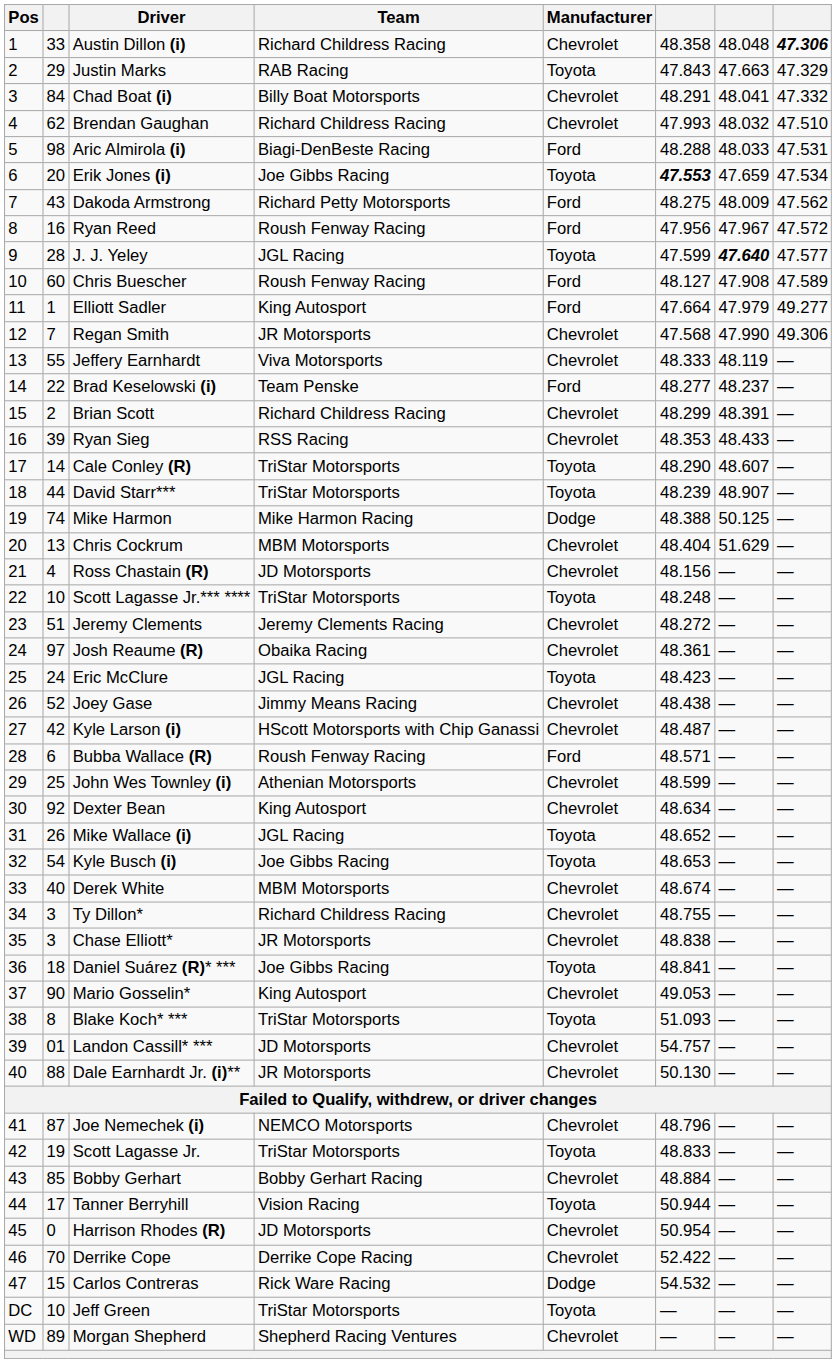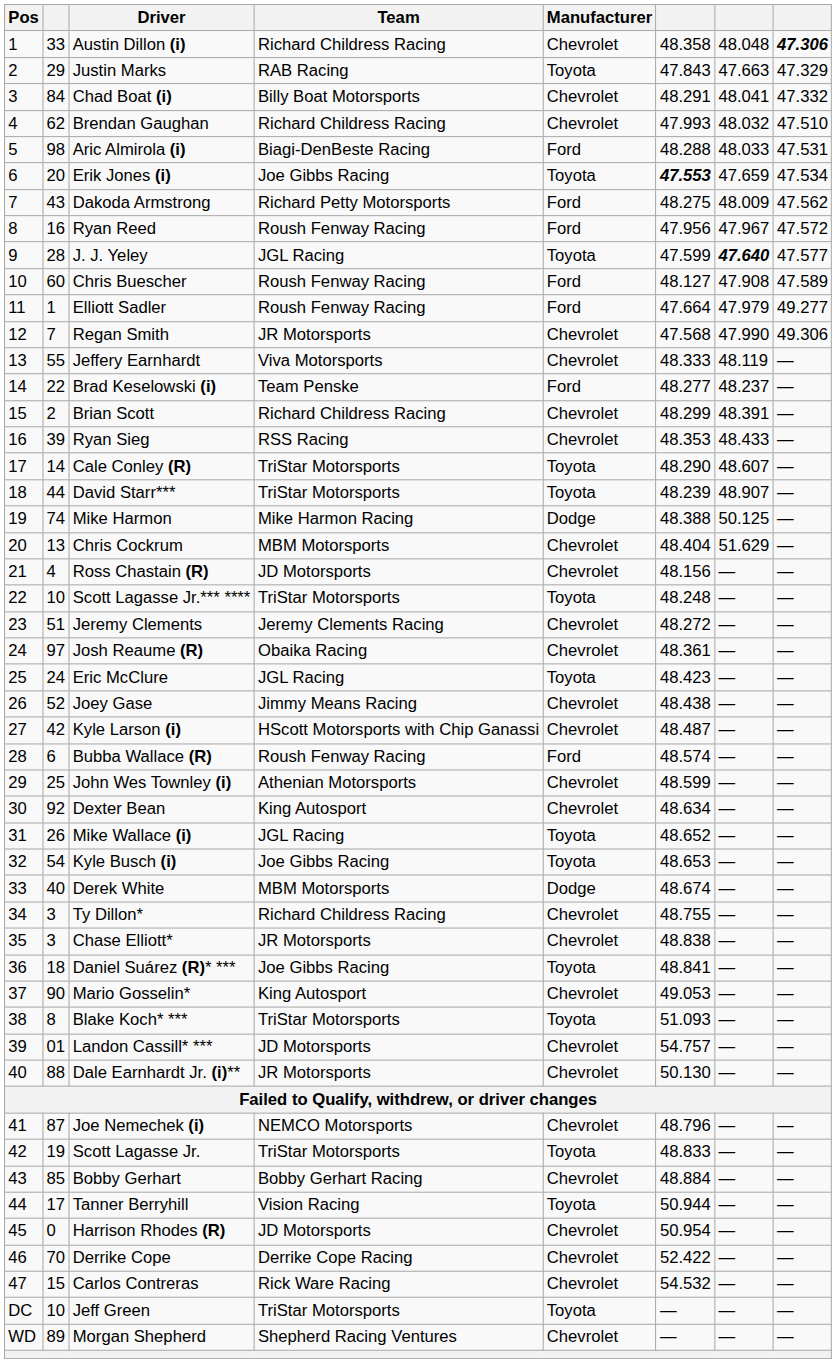(312, 307) King Autosport -> (342, 307) Roush Fenway Racing
(685, 756) 48.571 -> (685, 756) 48.574
(582, 888) Chevrolet -> (571, 888) Dodge
(571, 1284) Dodge -> (582, 1284) Chevrolet
